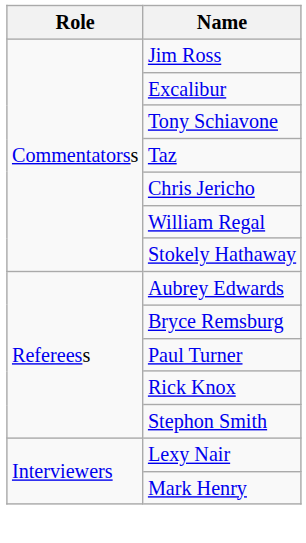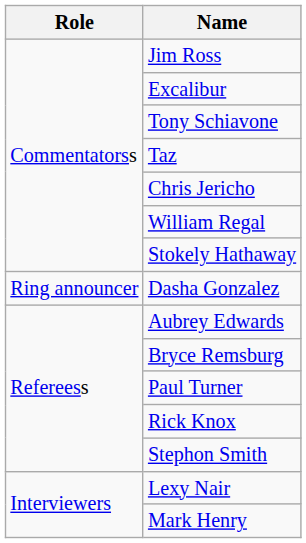+ row: (214, 288)
